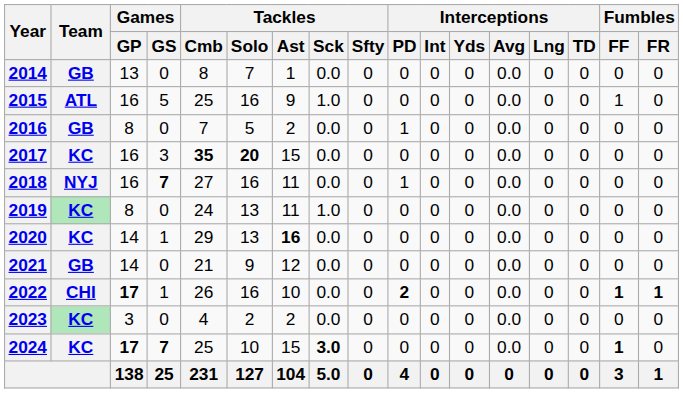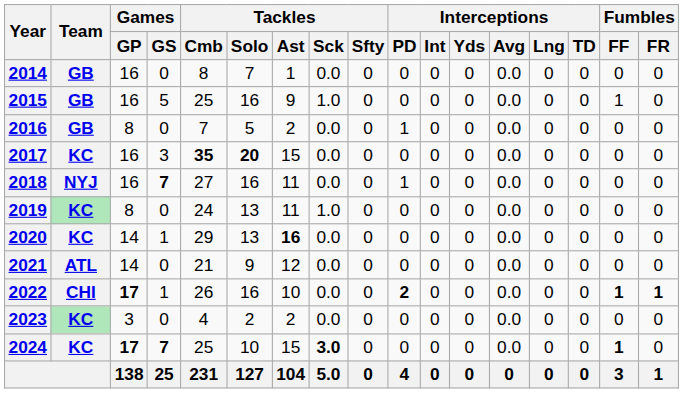(129, 73) 13 -> (129, 73) 16
(81, 100) ATL -> (81, 100) GB
(81, 264) GB -> (81, 264) ATL
